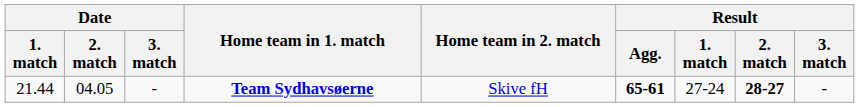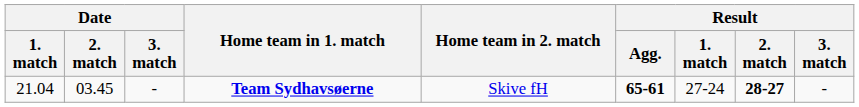(35, 89) 21.44 -> (35, 89) 21.04
(95, 89) 04.05 -> (95, 89) 03.45
